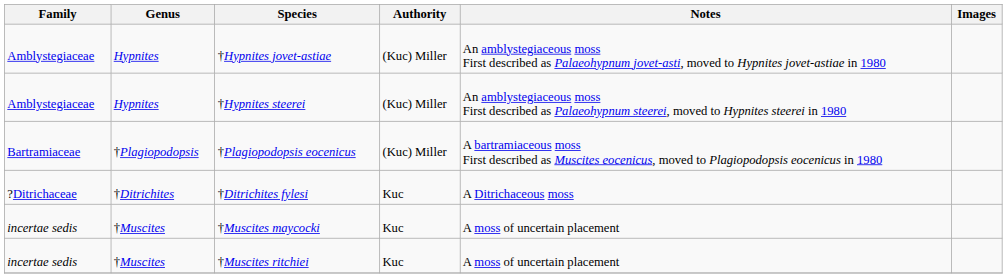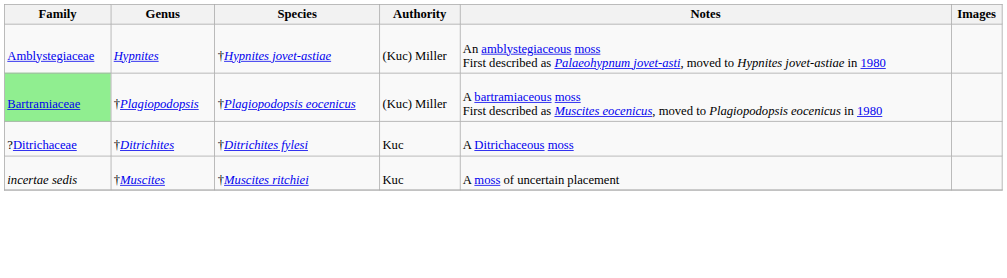- row: (262, 104)
(44, 152) no background -> (44, 104) lightgreen background
- row: (269, 228)
